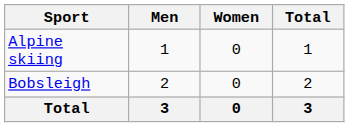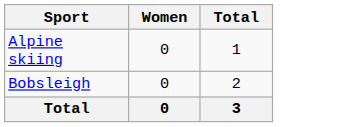- column: (165, 17)
